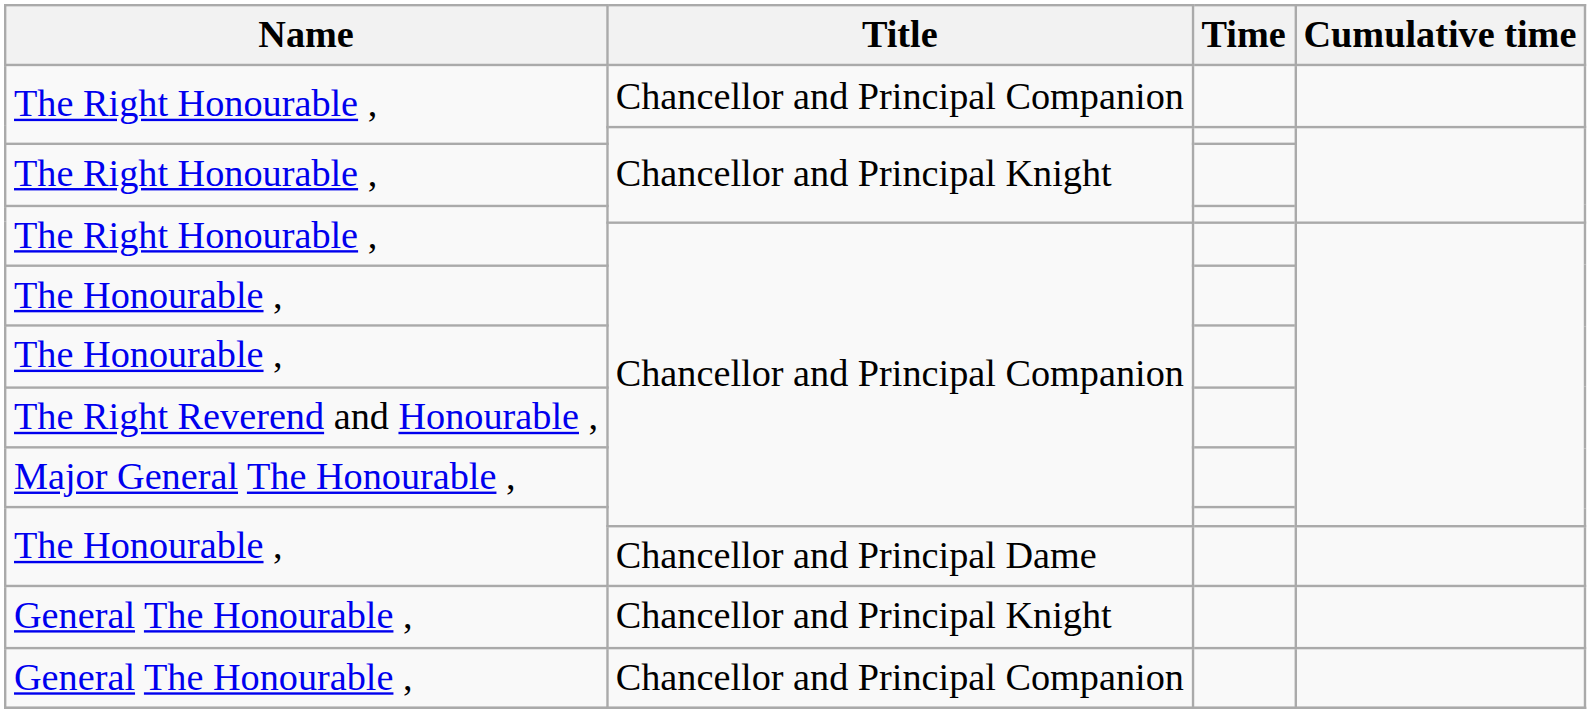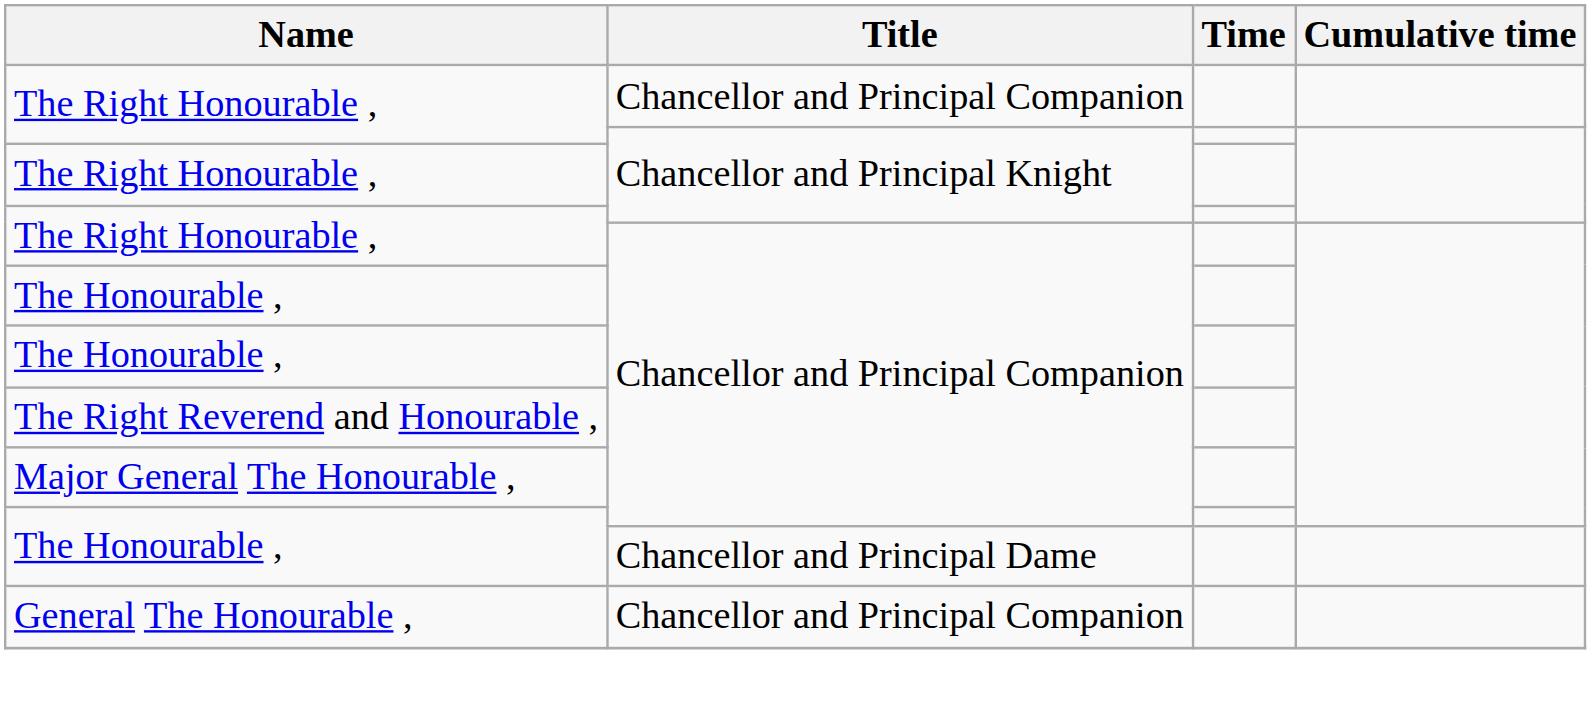- row: (213, 615)
